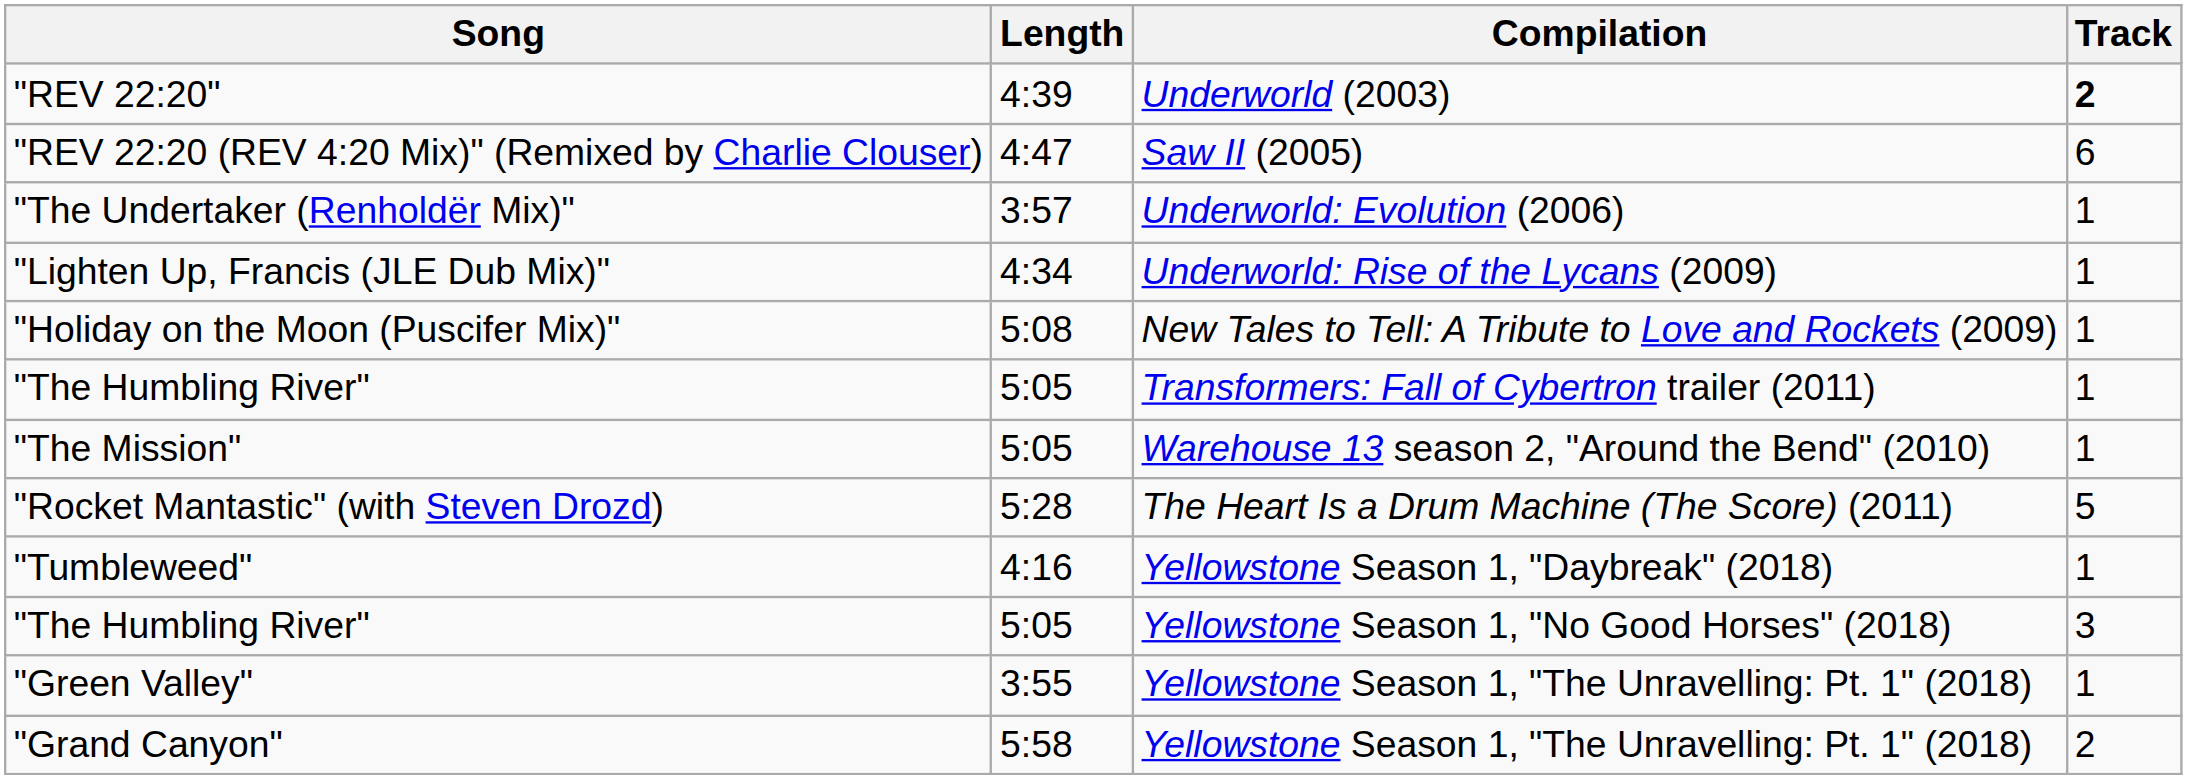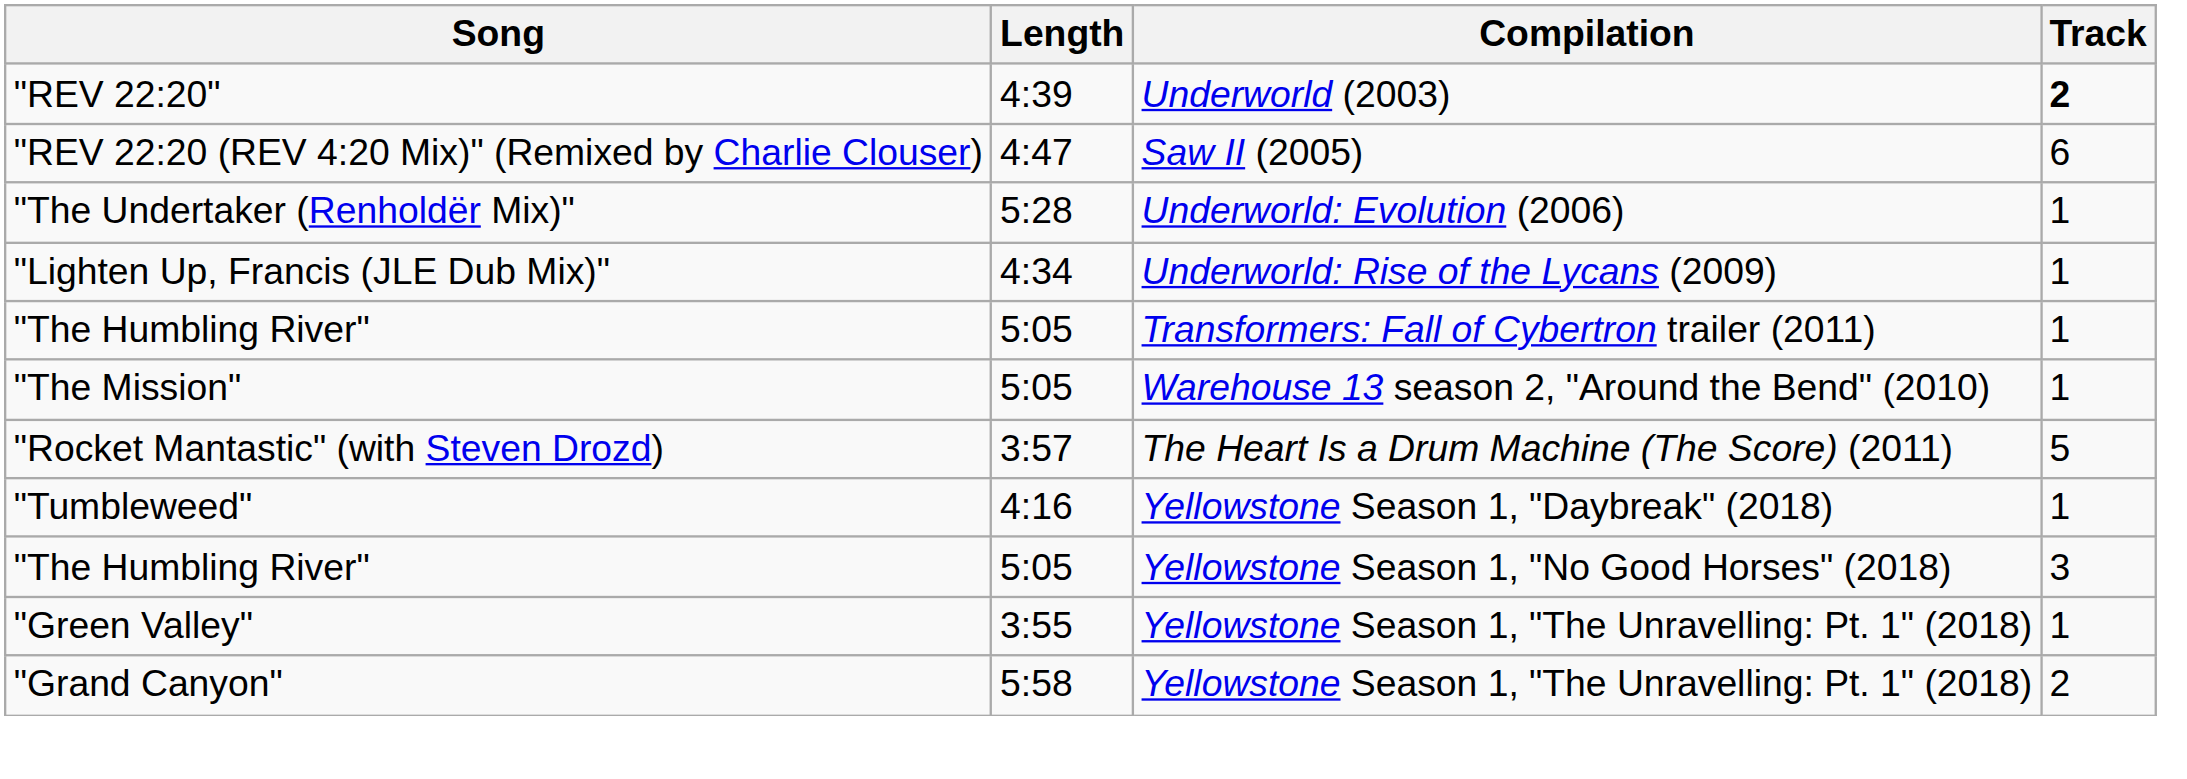(1036, 211) 3:57 -> (1036, 211) 5:28
- row: (317, 329)
(1036, 507) 5:28 -> (1036, 447) 3:57
